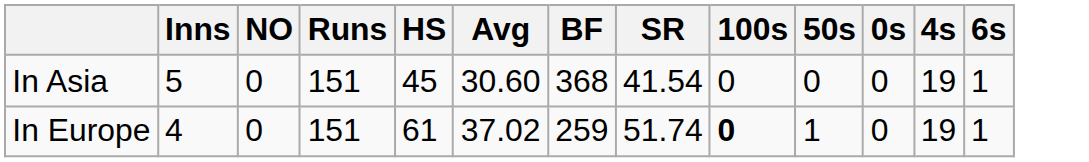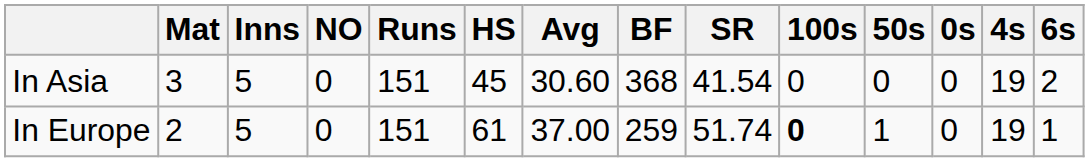+ column: (193, 29)
(980, 80) 1 -> (1049, 80) 2
(174, 130) 4 -> (243, 130) 5
(501, 130) 37.02 -> (570, 130) 37.00
